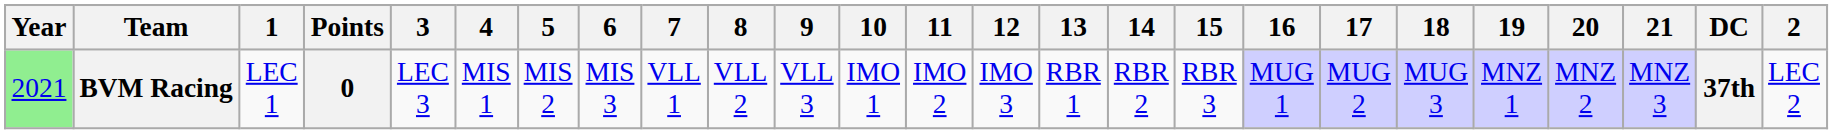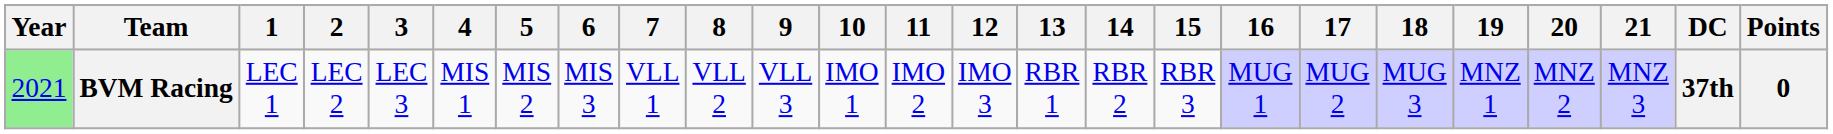columns swapped: (1794, 26) <-> (347, 26)
